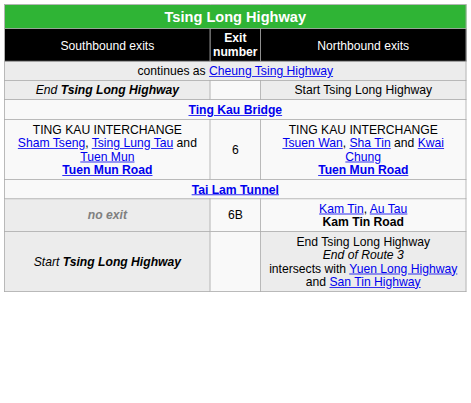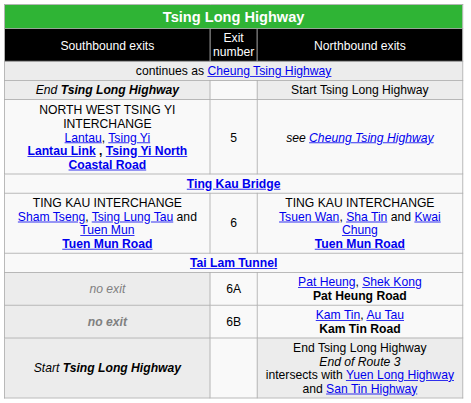(235, 45) bold -> (234, 45) normal
+ row: (360, 137)
+ row: (360, 289)
